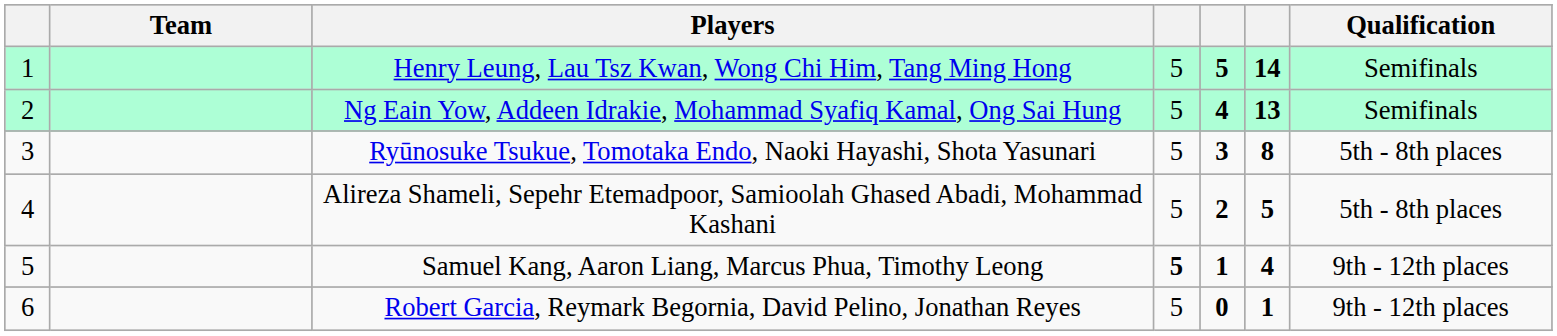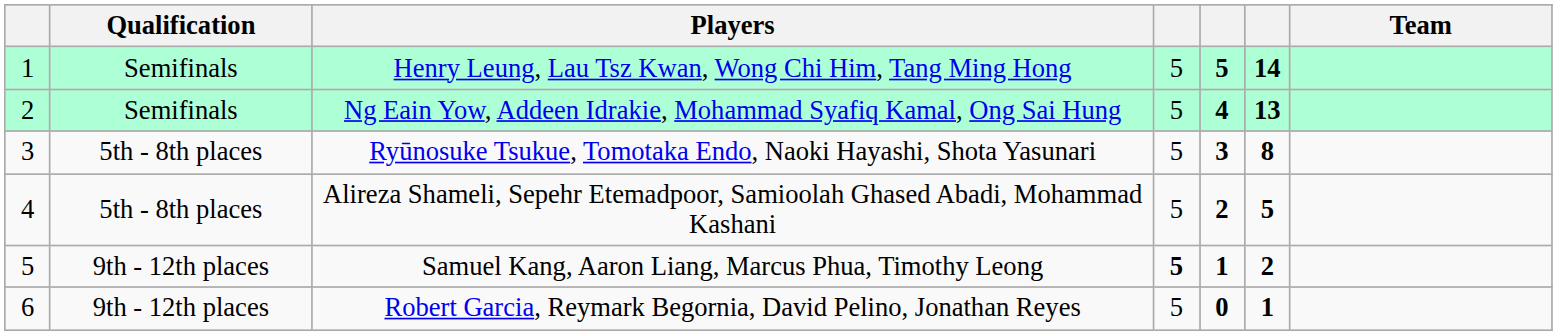columns swapped: (181, 25) <-> (1421, 25)
(1267, 266) 4 -> (1267, 266) 2
